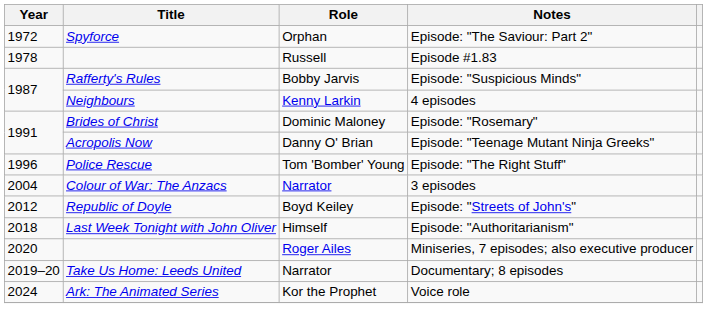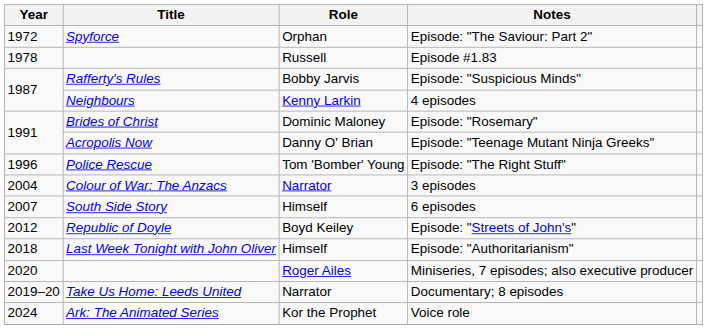+ row: (443, 206)
